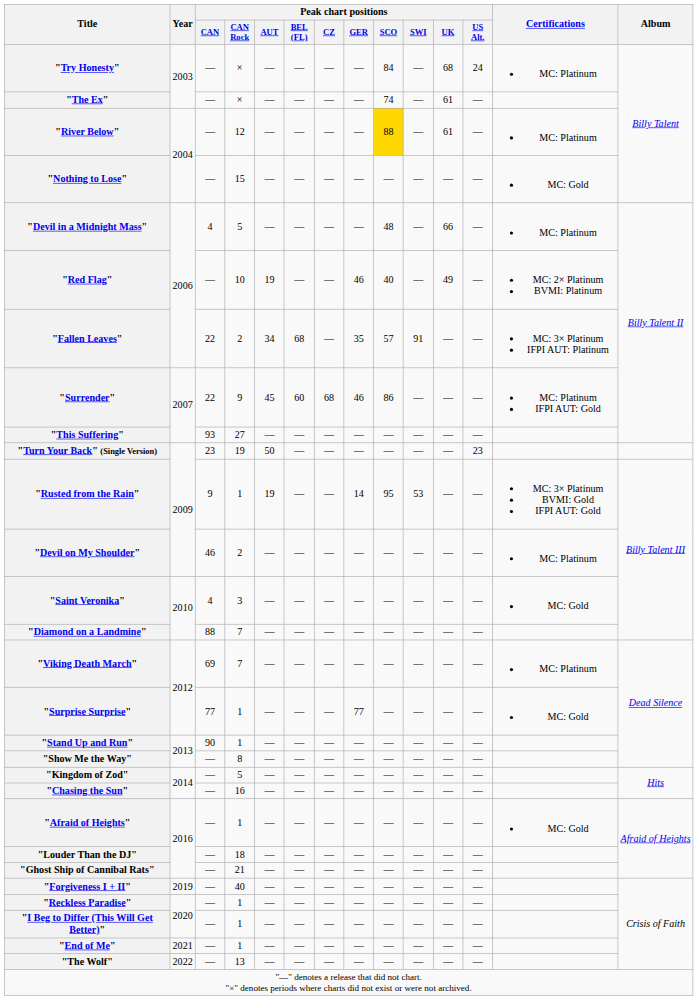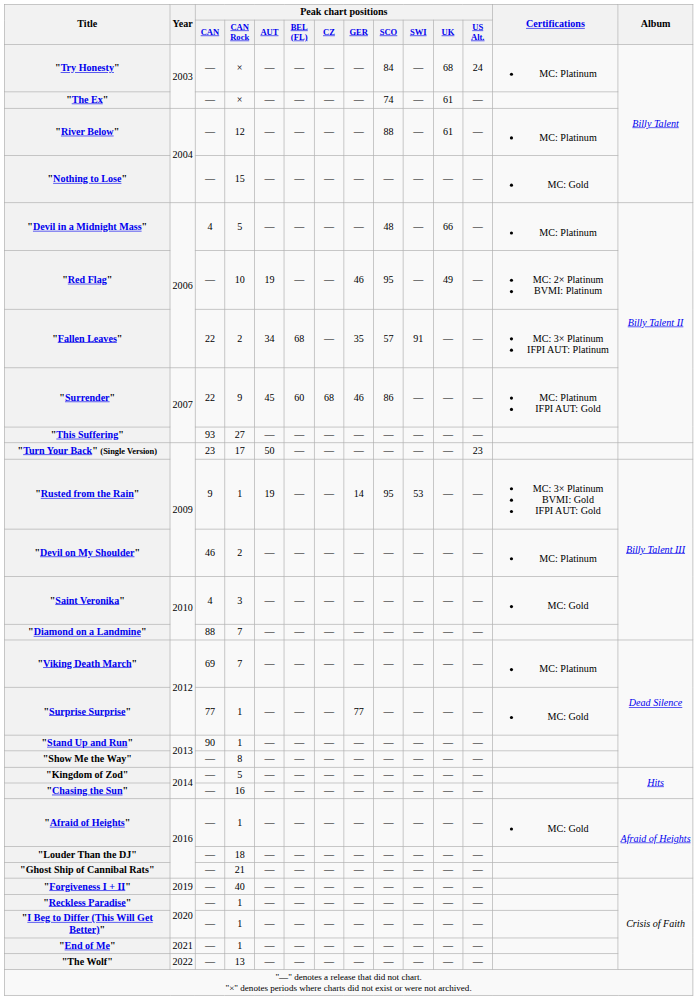(388, 131) gold background -> (388, 131) no background
(388, 280) 40 -> (388, 280) 95
(240, 451) 19 -> (240, 451) 17
